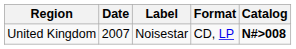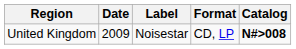(116, 34) 2007 -> (116, 34) 2009
